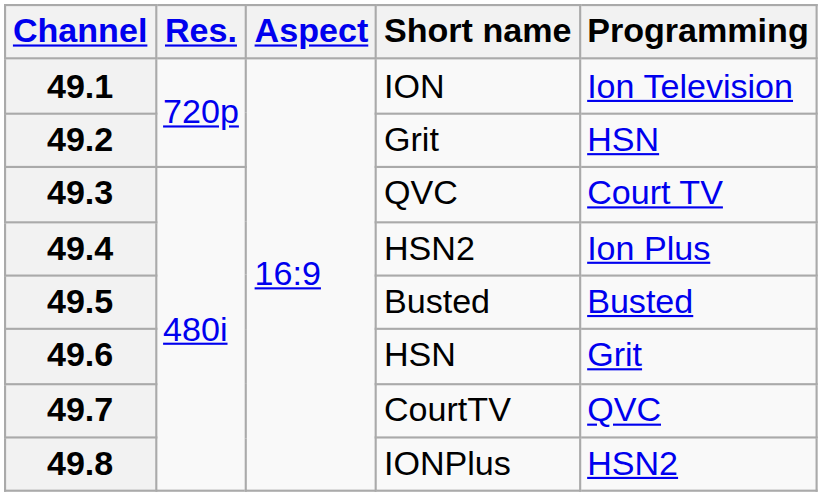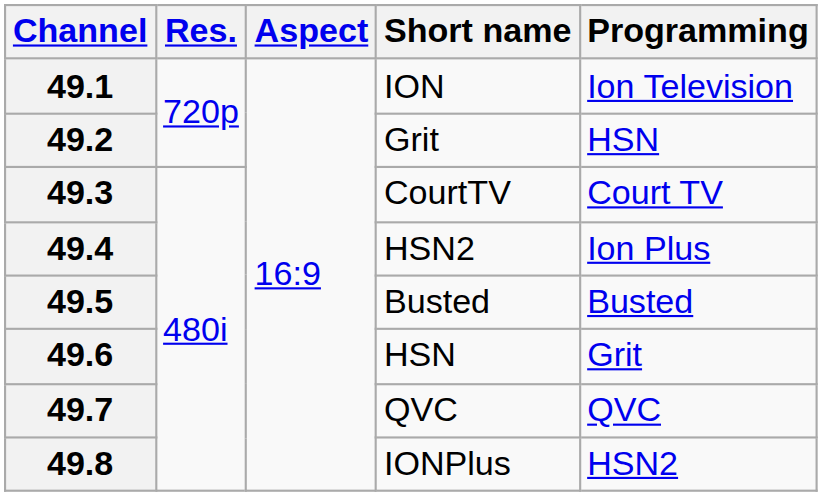(421, 193) QVC -> (447, 193) CourtTV
(447, 409) CourtTV -> (421, 409) QVC
